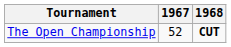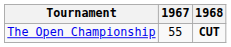(175, 33) 52 -> (175, 33) 55
